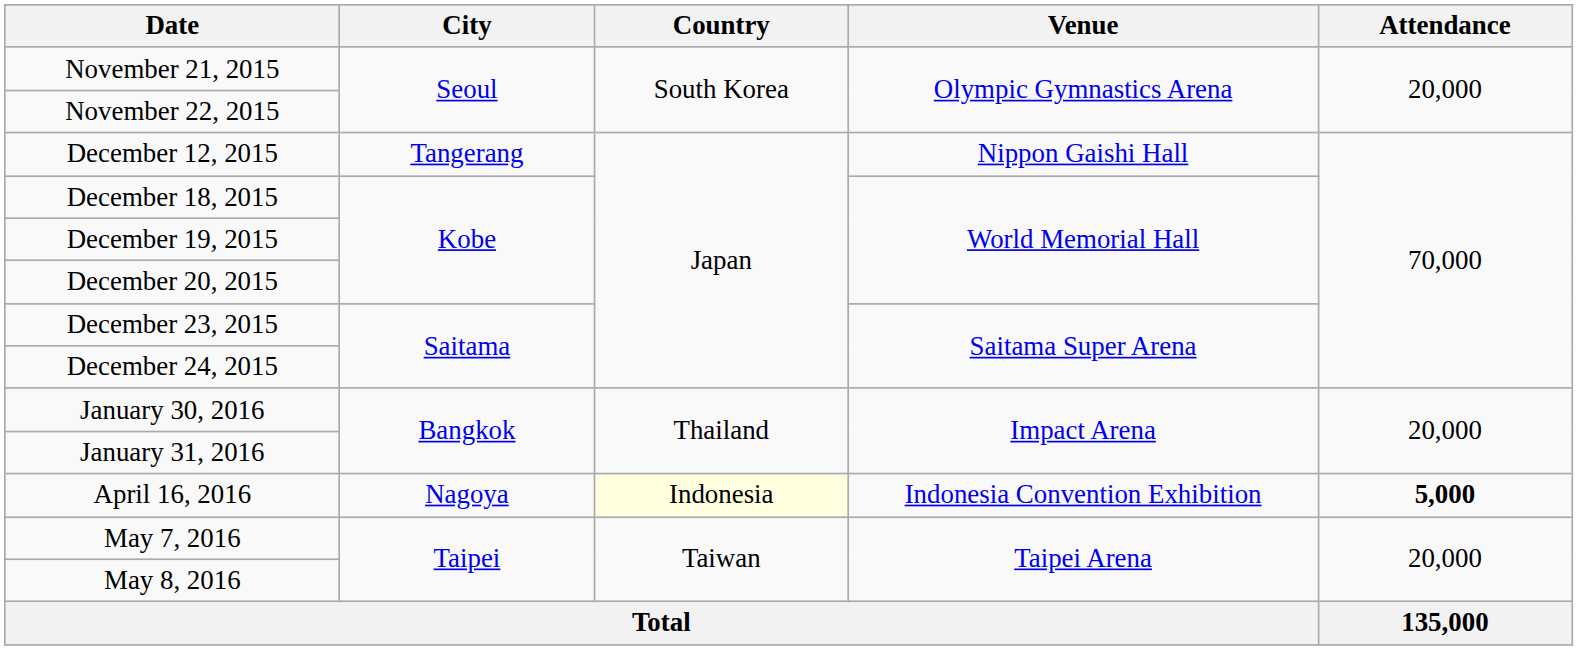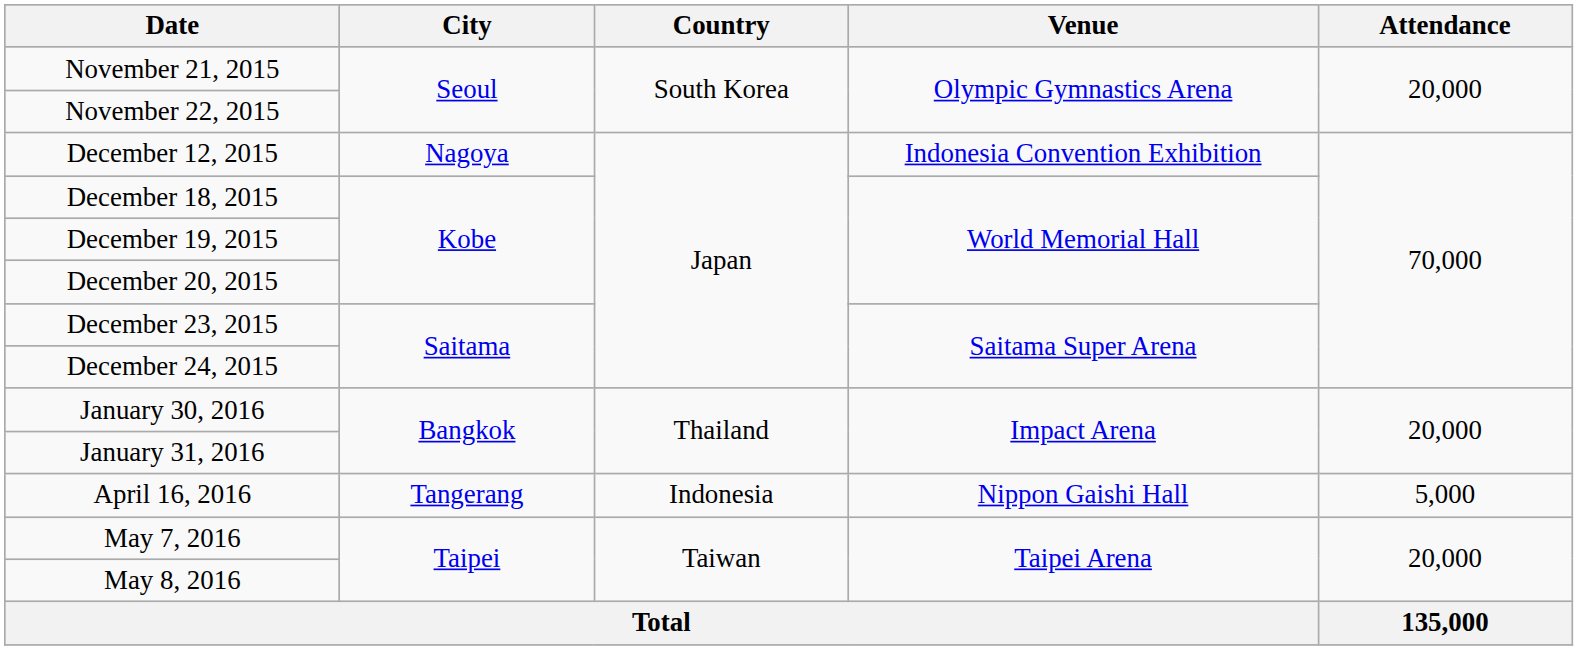(467, 153) Tangerang -> (467, 153) Nagoya
(1083, 153) Nippon Gaishi Hall -> (1083, 153) Indonesia Convention Exhibition
(467, 494) Nagoya -> (467, 494) Tangerang
(721, 494) lightyellow background -> (721, 494) no background
(1083, 494) Indonesia Convention Exhibition -> (1083, 494) Nippon Gaishi Hall
(1445, 494) bold -> (1445, 494) normal
